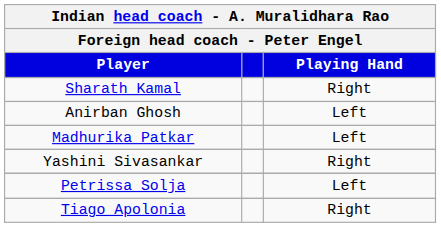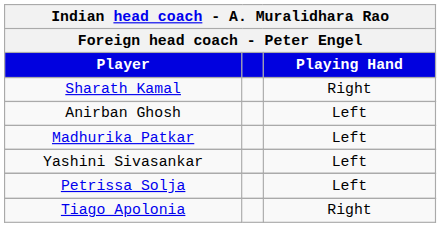(349, 162) Right -> (349, 162) Left
